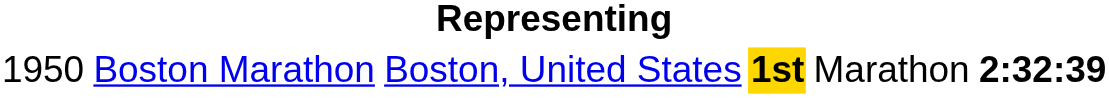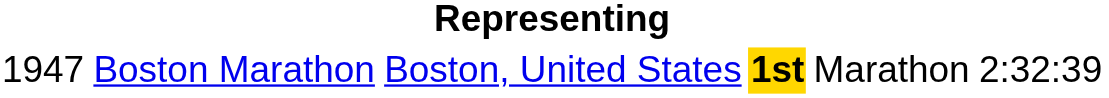(43, 69) 1950 -> (43, 69) 1947
(1043, 69) bold -> (1041, 69) normal
